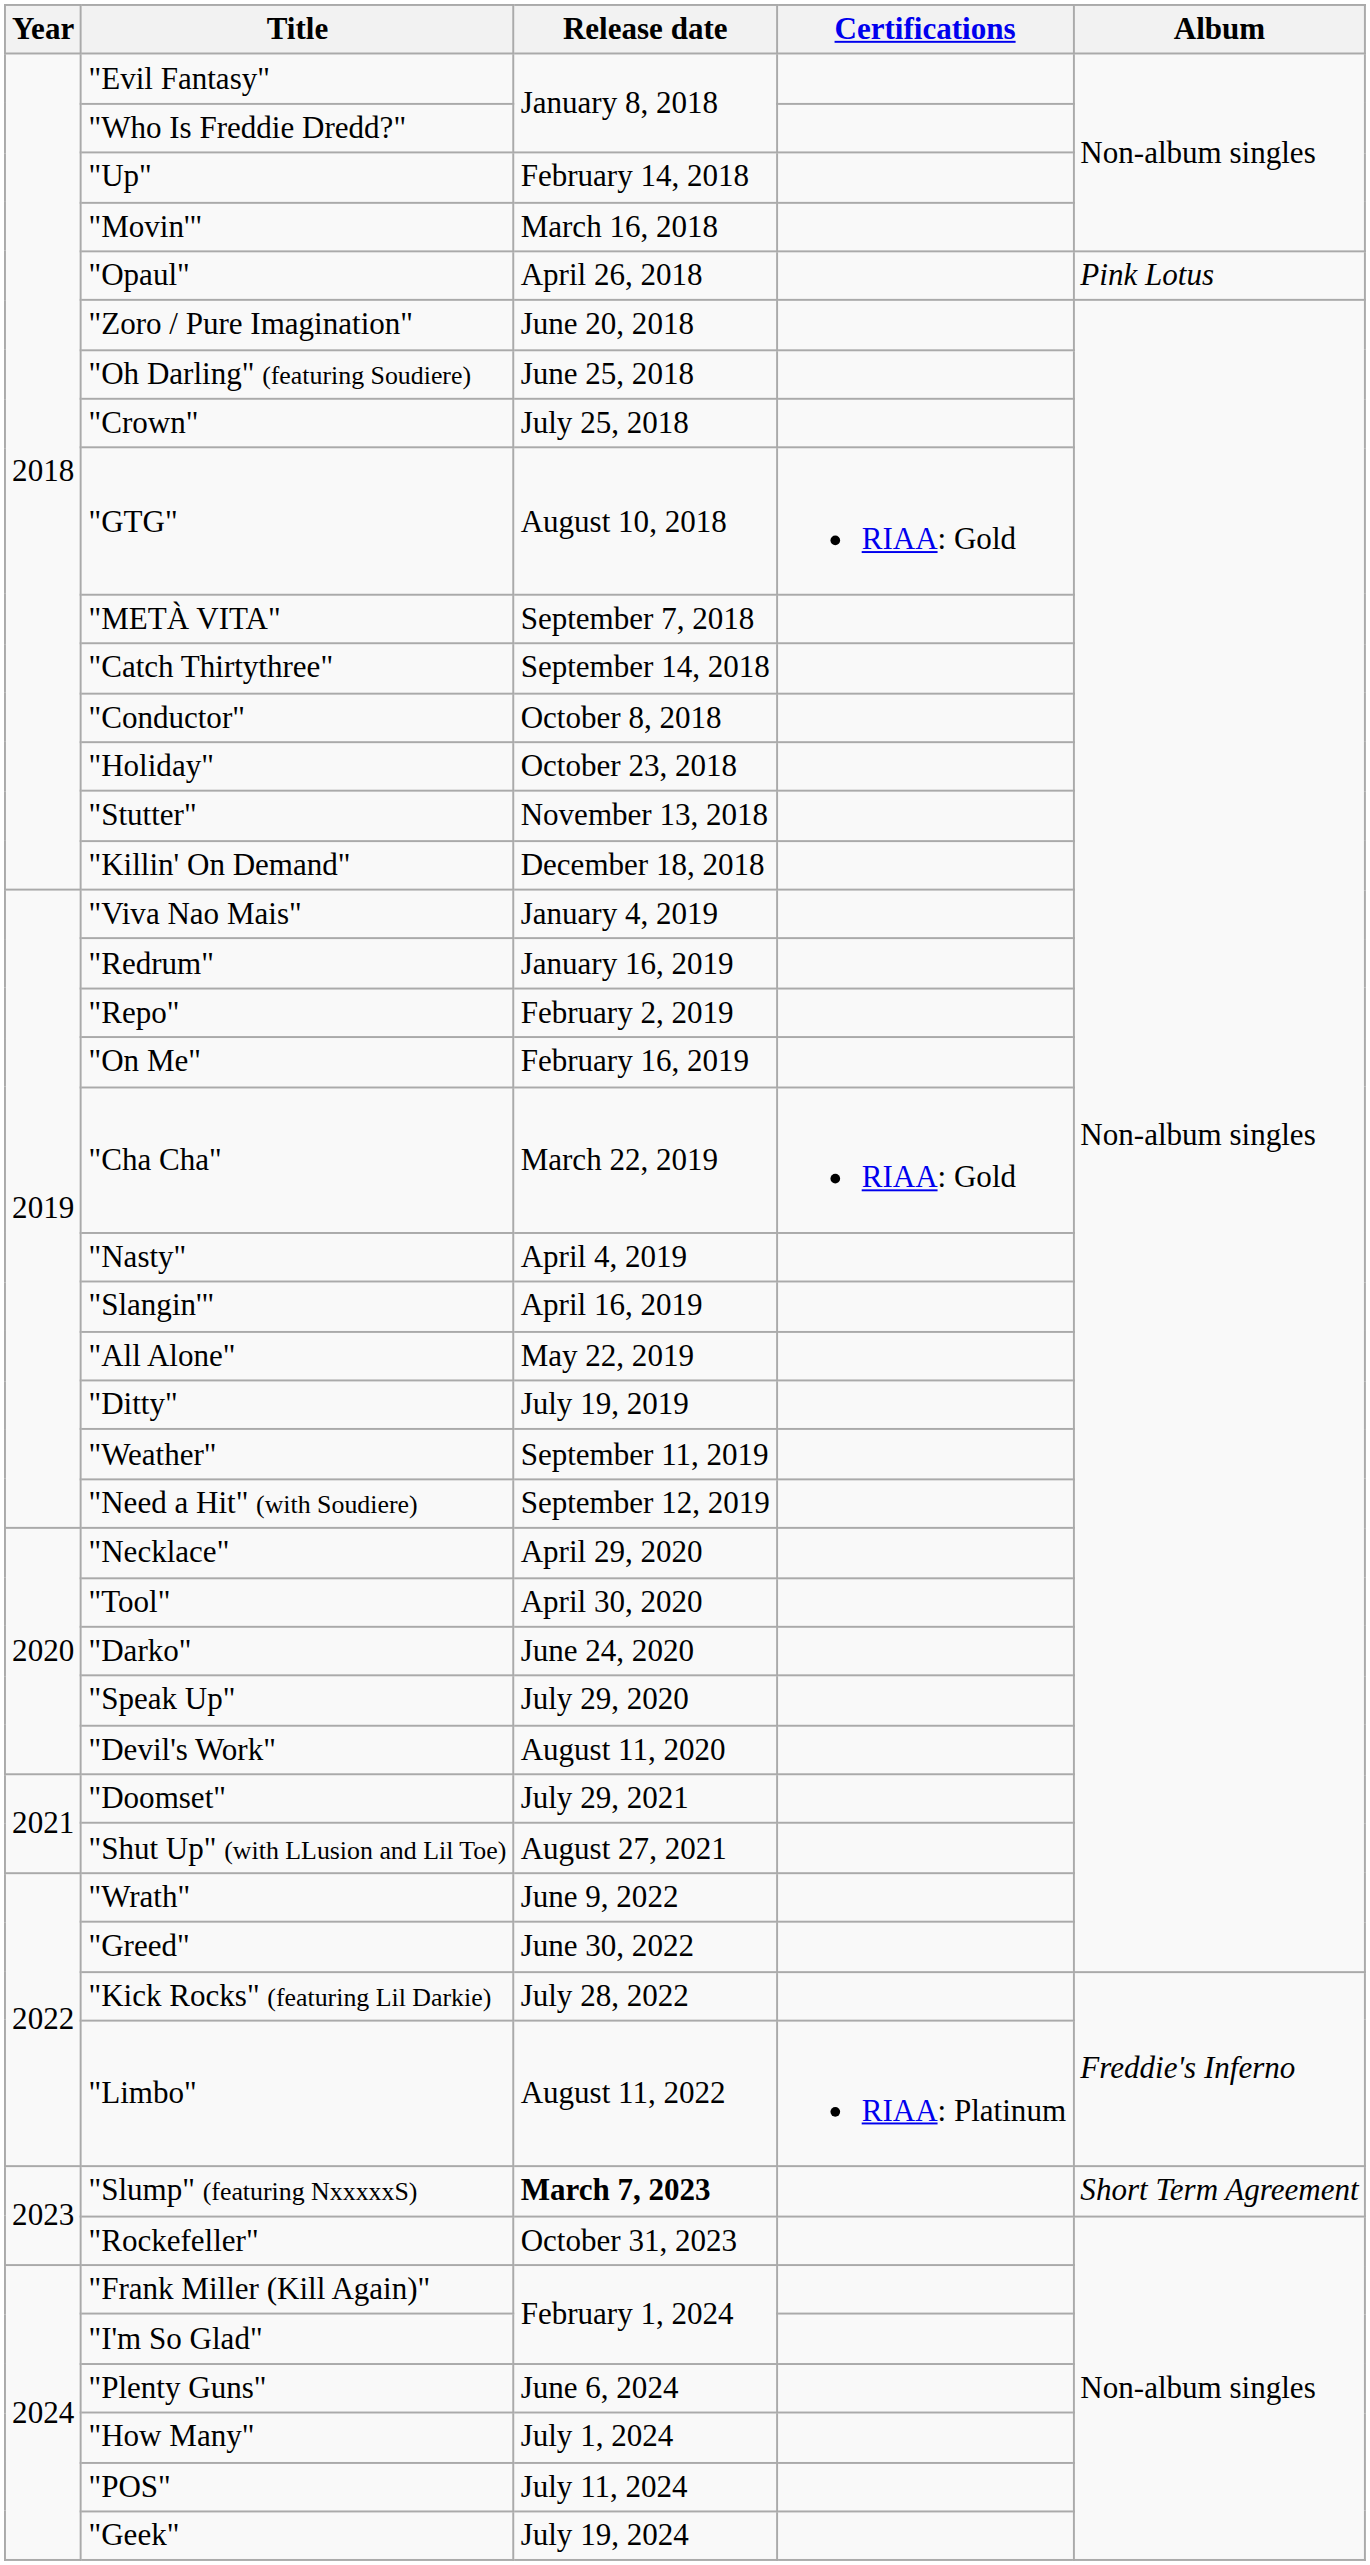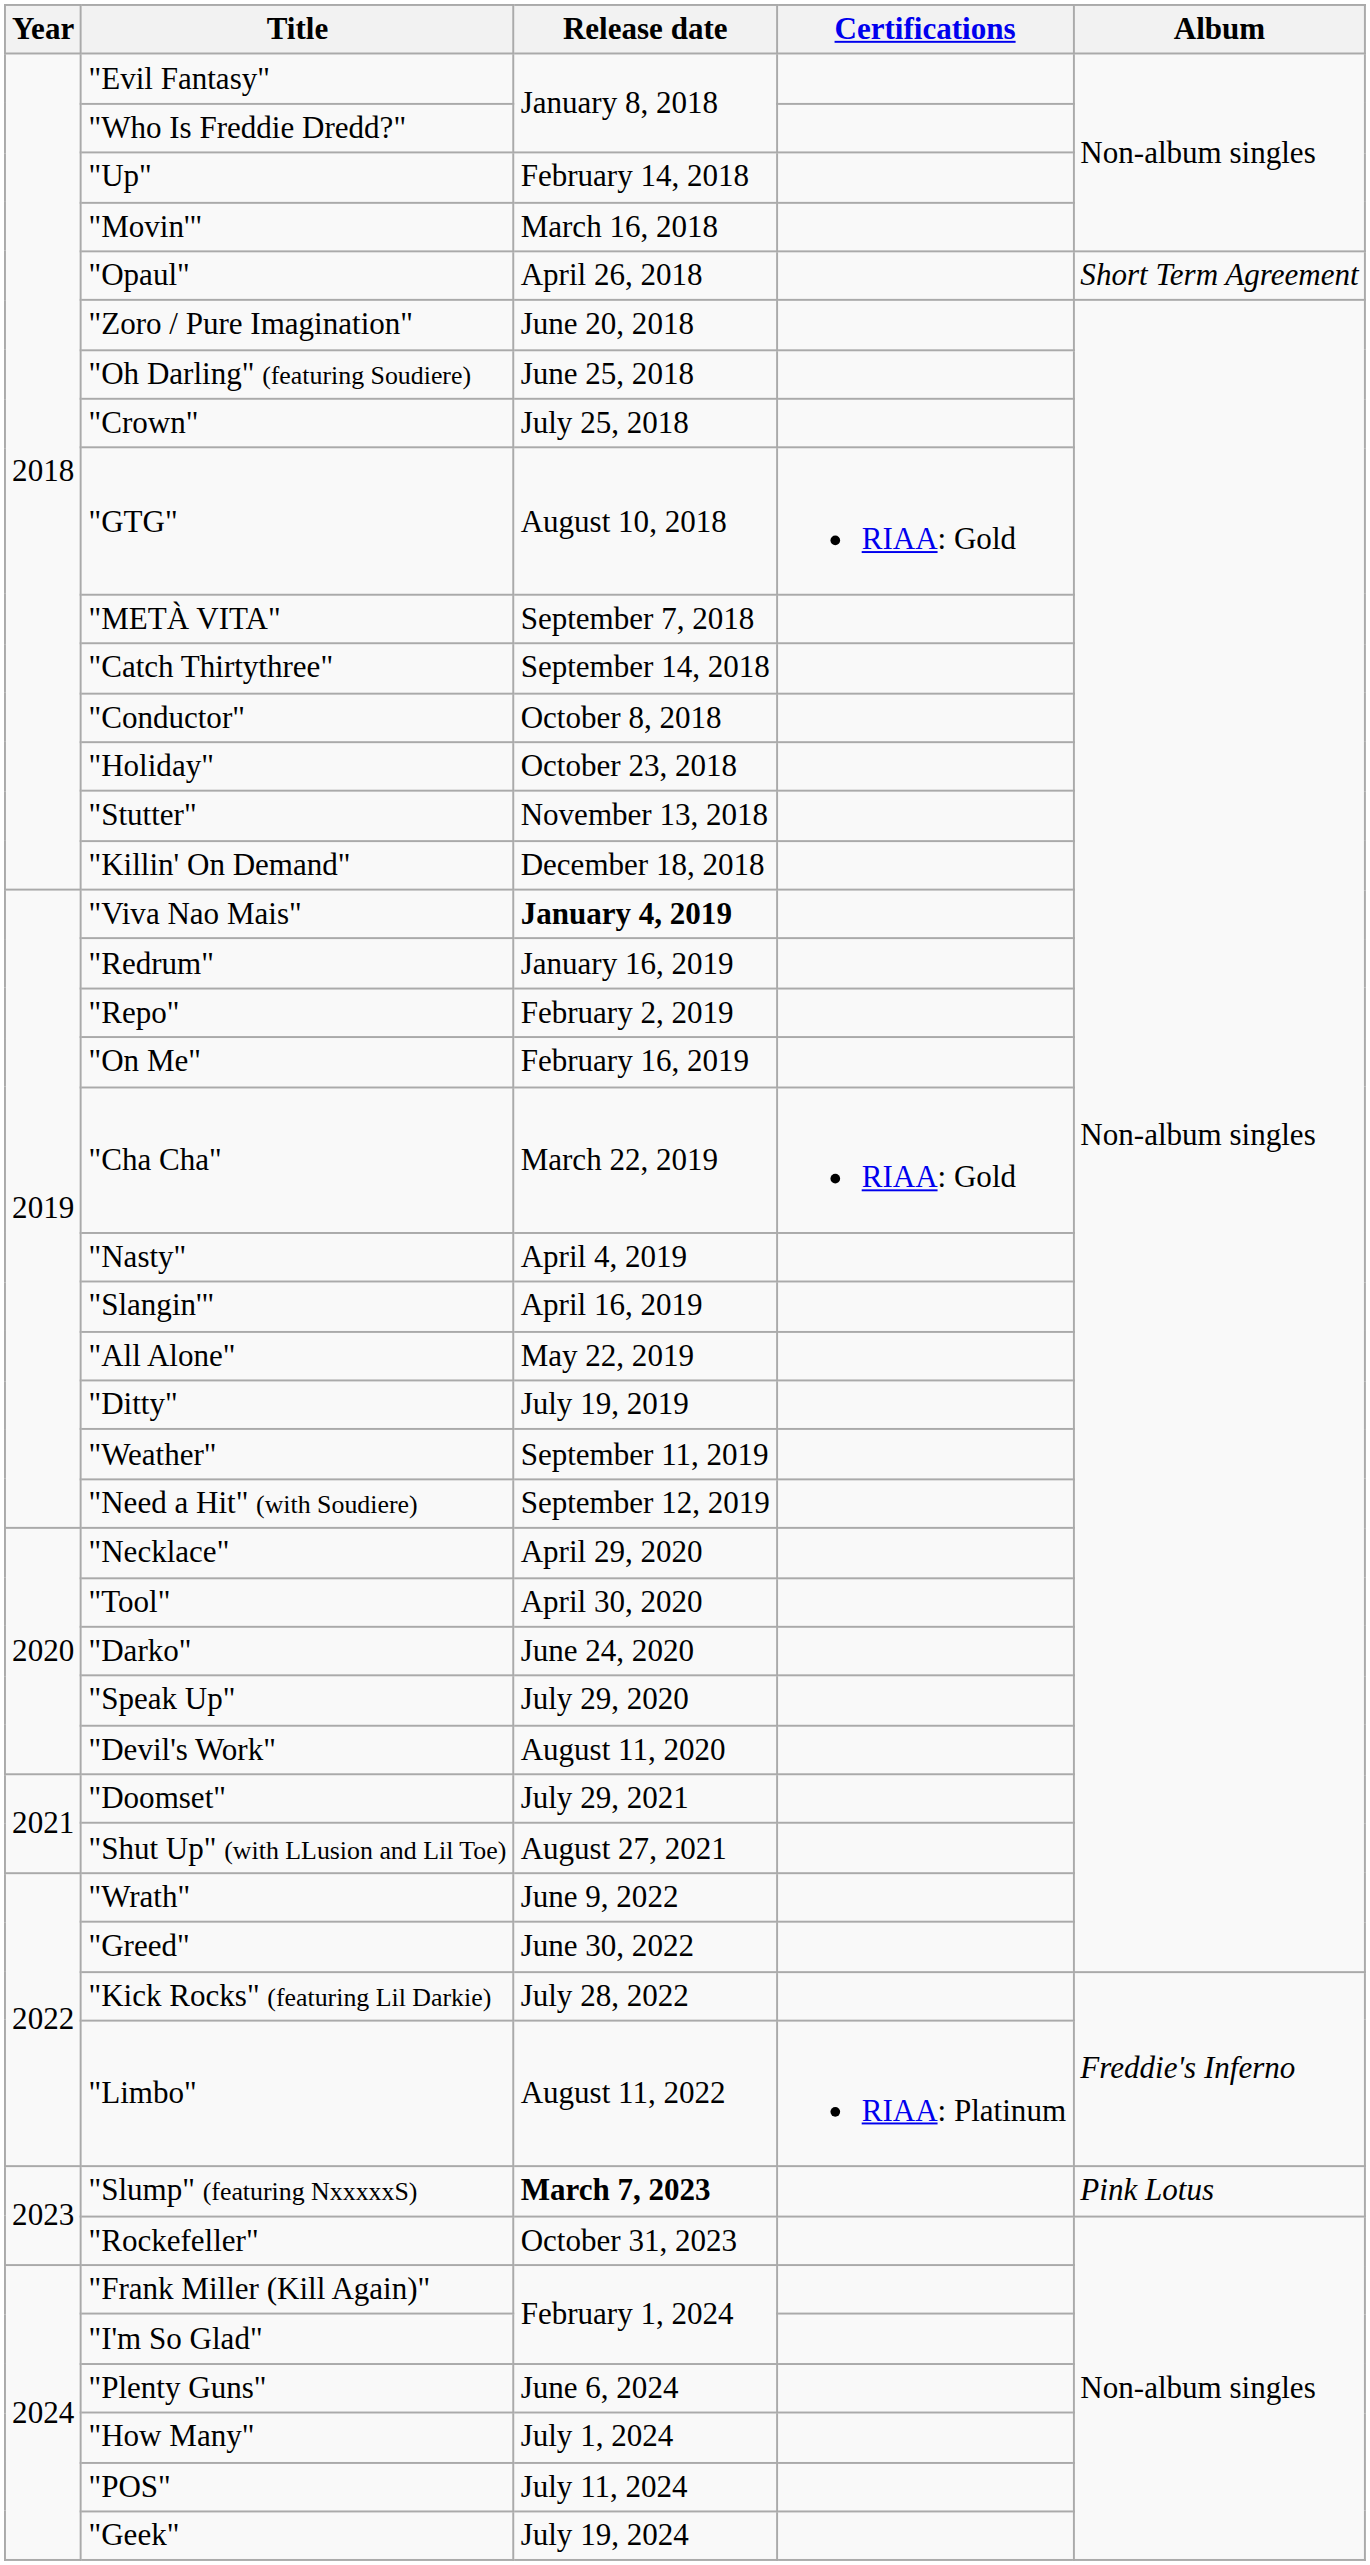(1147, 275) Pink Lotus -> (1219, 275) Short Term Agreement
(619, 913) normal -> (626, 913) bold
(1219, 2190) Short Term Agreement -> (1147, 2190) Pink Lotus
